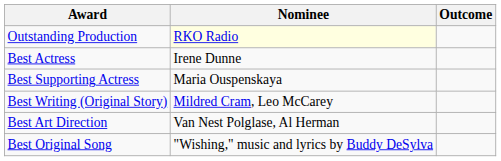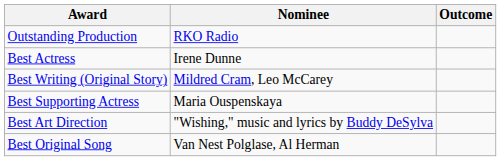(206, 36) lightyellow background -> (206, 36) no background
rows swapped: (73, 79) <-> (87, 101)
(256, 123) Van Nest Polglase, Al Herman -> (303, 123) "Wishing," music and lyrics by Buddy DeSylva
(303, 144) "Wishing," music and lyrics by Buddy DeSylva -> (256, 144) Van Nest Polglase, Al Herman
